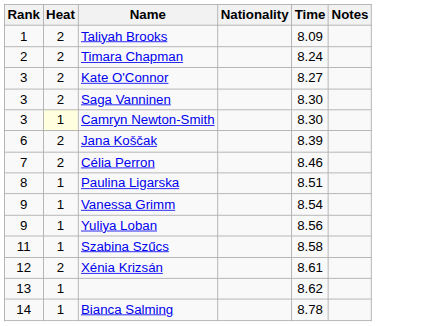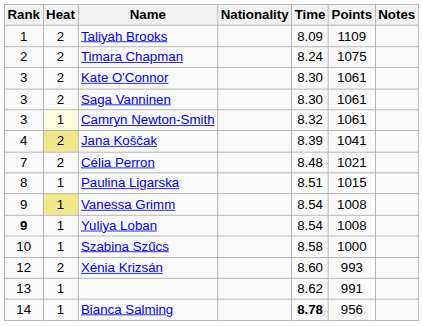+ column: (352, 15)
(310, 78) 8.27 -> (310, 78) 8.30
(310, 120) 8.30 -> (310, 120) 8.32
(24, 141) 6 -> (24, 141) 4
(60, 141) no background -> (60, 141) khaki background
(310, 162) 8.46 -> (310, 162) 8.48
(60, 204) no background -> (60, 204) khaki background
(24, 225) normal -> (24, 225) bold
(310, 225) 8.56 -> (310, 225) 8.54
(24, 246) 11 -> (24, 246) 10
(310, 267) 8.61 -> (310, 267) 8.60
(310, 309) normal -> (310, 309) bold
